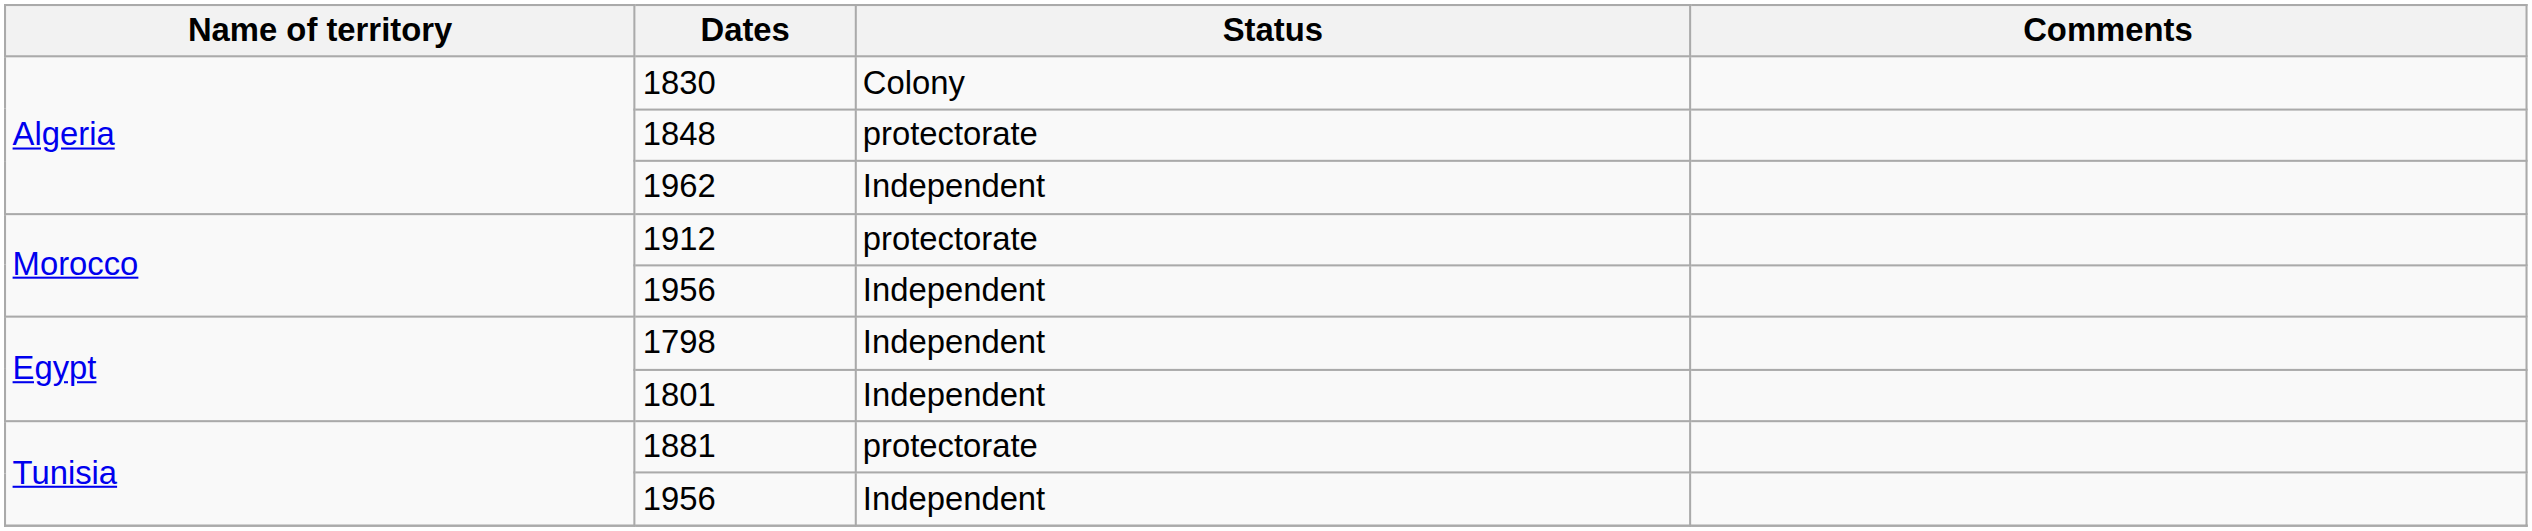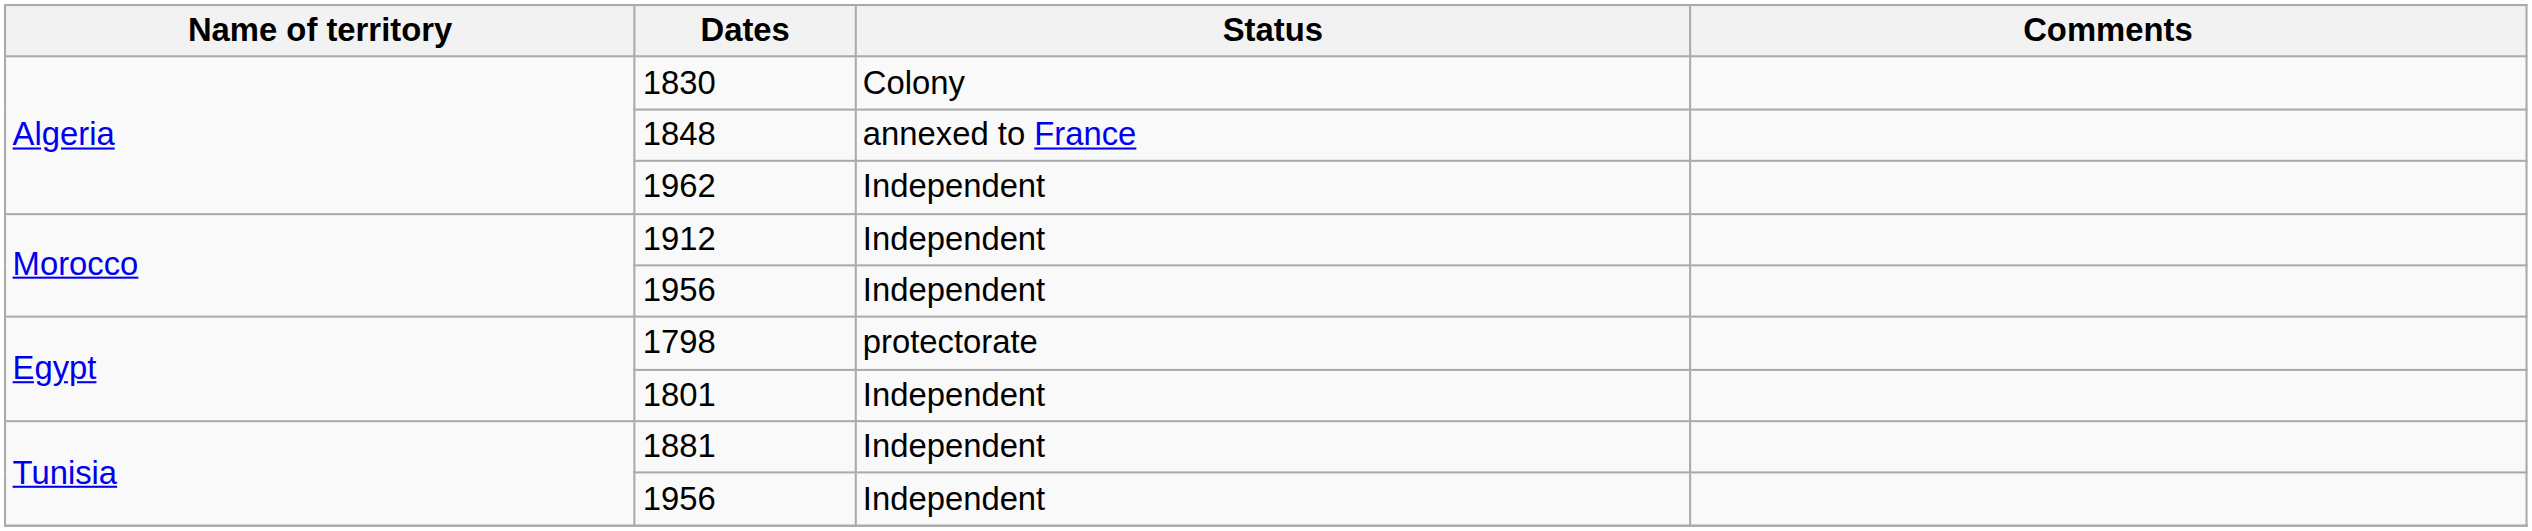(950, 134) protectorate -> (1000, 134) annexed to France
(950, 238) protectorate -> (954, 238) Independent
(954, 342) Independent -> (950, 342) protectorate
(950, 446) protectorate -> (954, 446) Independent
